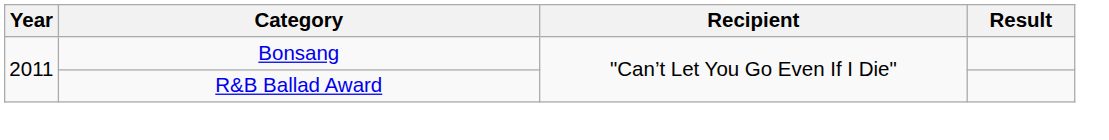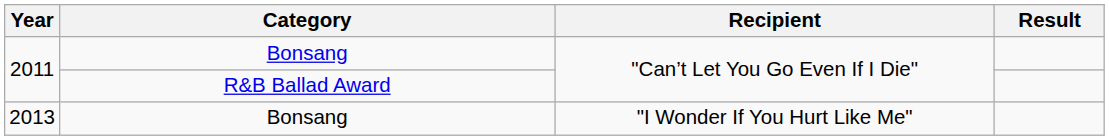+ row: (32, 118)
